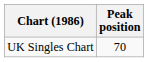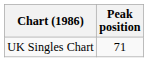(120, 47) 70 -> (120, 47) 71
